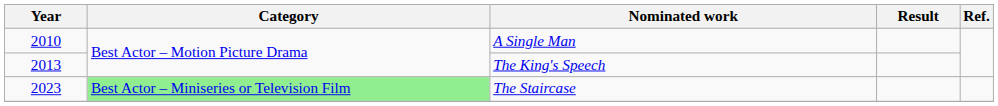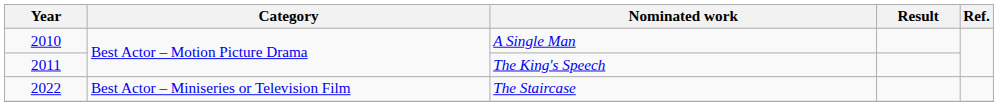(46, 64) 2013 -> (46, 64) 2011
(46, 88) 2023 -> (46, 88) 2022
(221, 88) lightgreen background -> (221, 88) no background
